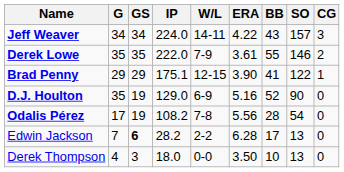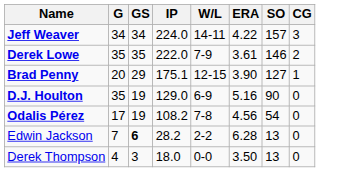- column: (274, 14)
(118, 75) 29 -> (118, 75) 20
(300, 75) 122 -> (276, 75) 127
(245, 116) 5.56 -> (245, 116) 4.56
